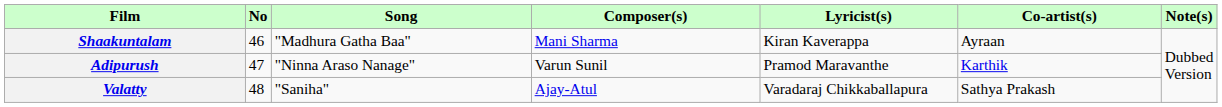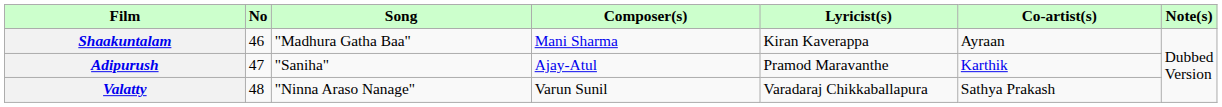(345, 65) "Ninna Araso Nanage" -> (302, 65) "Saniha"
(571, 65) Varun Sunil -> (566, 65) Ajay-Atul
(302, 89) "Saniha" -> (345, 89) "Ninna Araso Nanage"
(566, 89) Ajay-Atul -> (571, 89) Varun Sunil
